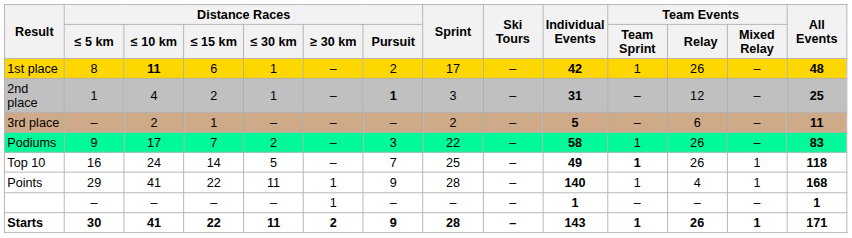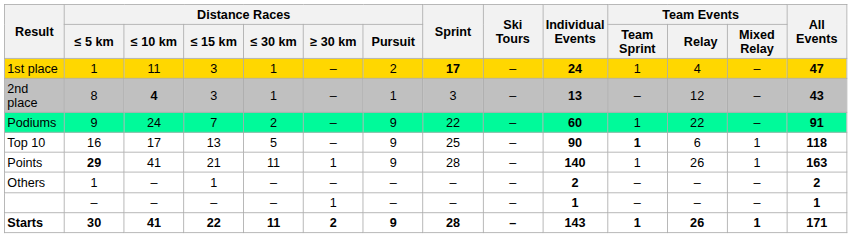(94, 69) 8 -> (94, 69) 1
(154, 69) bold -> (154, 69) normal
(214, 69) 6 -> (214, 69) 3
(453, 69) normal -> (453, 69) bold
(575, 69) 42 -> (575, 69) 24
(697, 69) 26 -> (697, 69) 4
(817, 69) 48 -> (817, 69) 47
(94, 96) 1 -> (94, 96) 8
(154, 96) normal -> (154, 96) bold
(214, 96) 2 -> (214, 96) 3
(393, 96) bold -> (393, 96) normal
(575, 96) 31 -> (575, 96) 13
(817, 96) 25 -> (817, 96) 43
- row: (33, 123)
(154, 143) 17 -> (154, 123) 24
(393, 143) 3 -> (393, 123) 9
(575, 143) 58 -> (575, 123) 60
(697, 143) 26 -> (697, 123) 22
(817, 143) 83 -> (817, 123) 91
(154, 163) 24 -> (154, 143) 17
(214, 163) 14 -> (214, 143) 13
(393, 163) 7 -> (393, 143) 9
(575, 163) 49 -> (575, 143) 90
(697, 163) 26 -> (697, 143) 6
(94, 183) normal -> (94, 163) bold
(214, 183) 22 -> (214, 163) 21
(697, 183) 4 -> (697, 163) 26
(817, 183) 168 -> (817, 163) 163
+ row: (26, 183)
